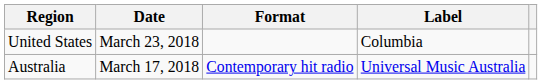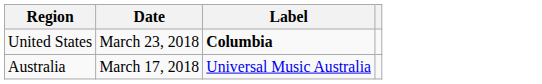- column: (280, 16)
(392, 41) normal -> (239, 41) bold
